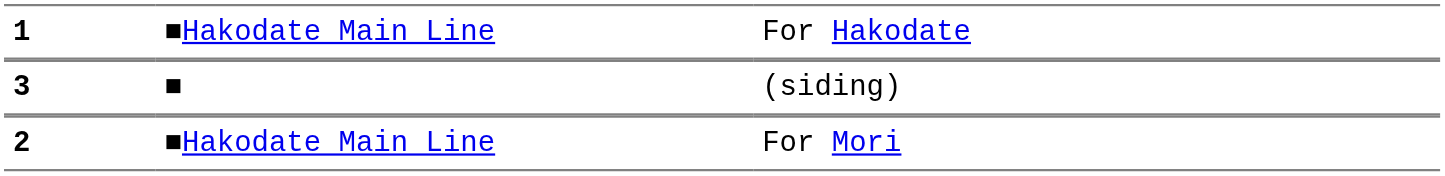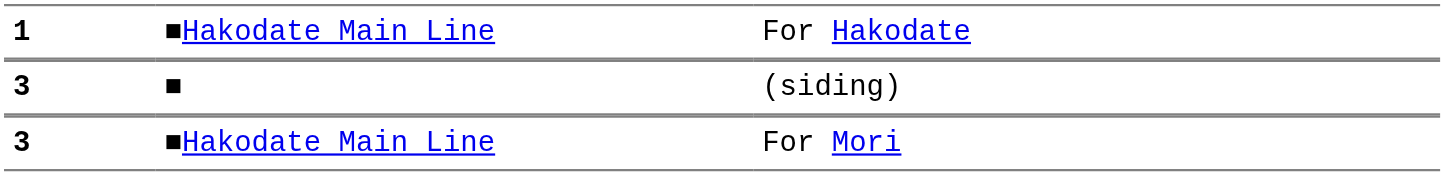(22, 143) 2 -> (22, 143) 3
